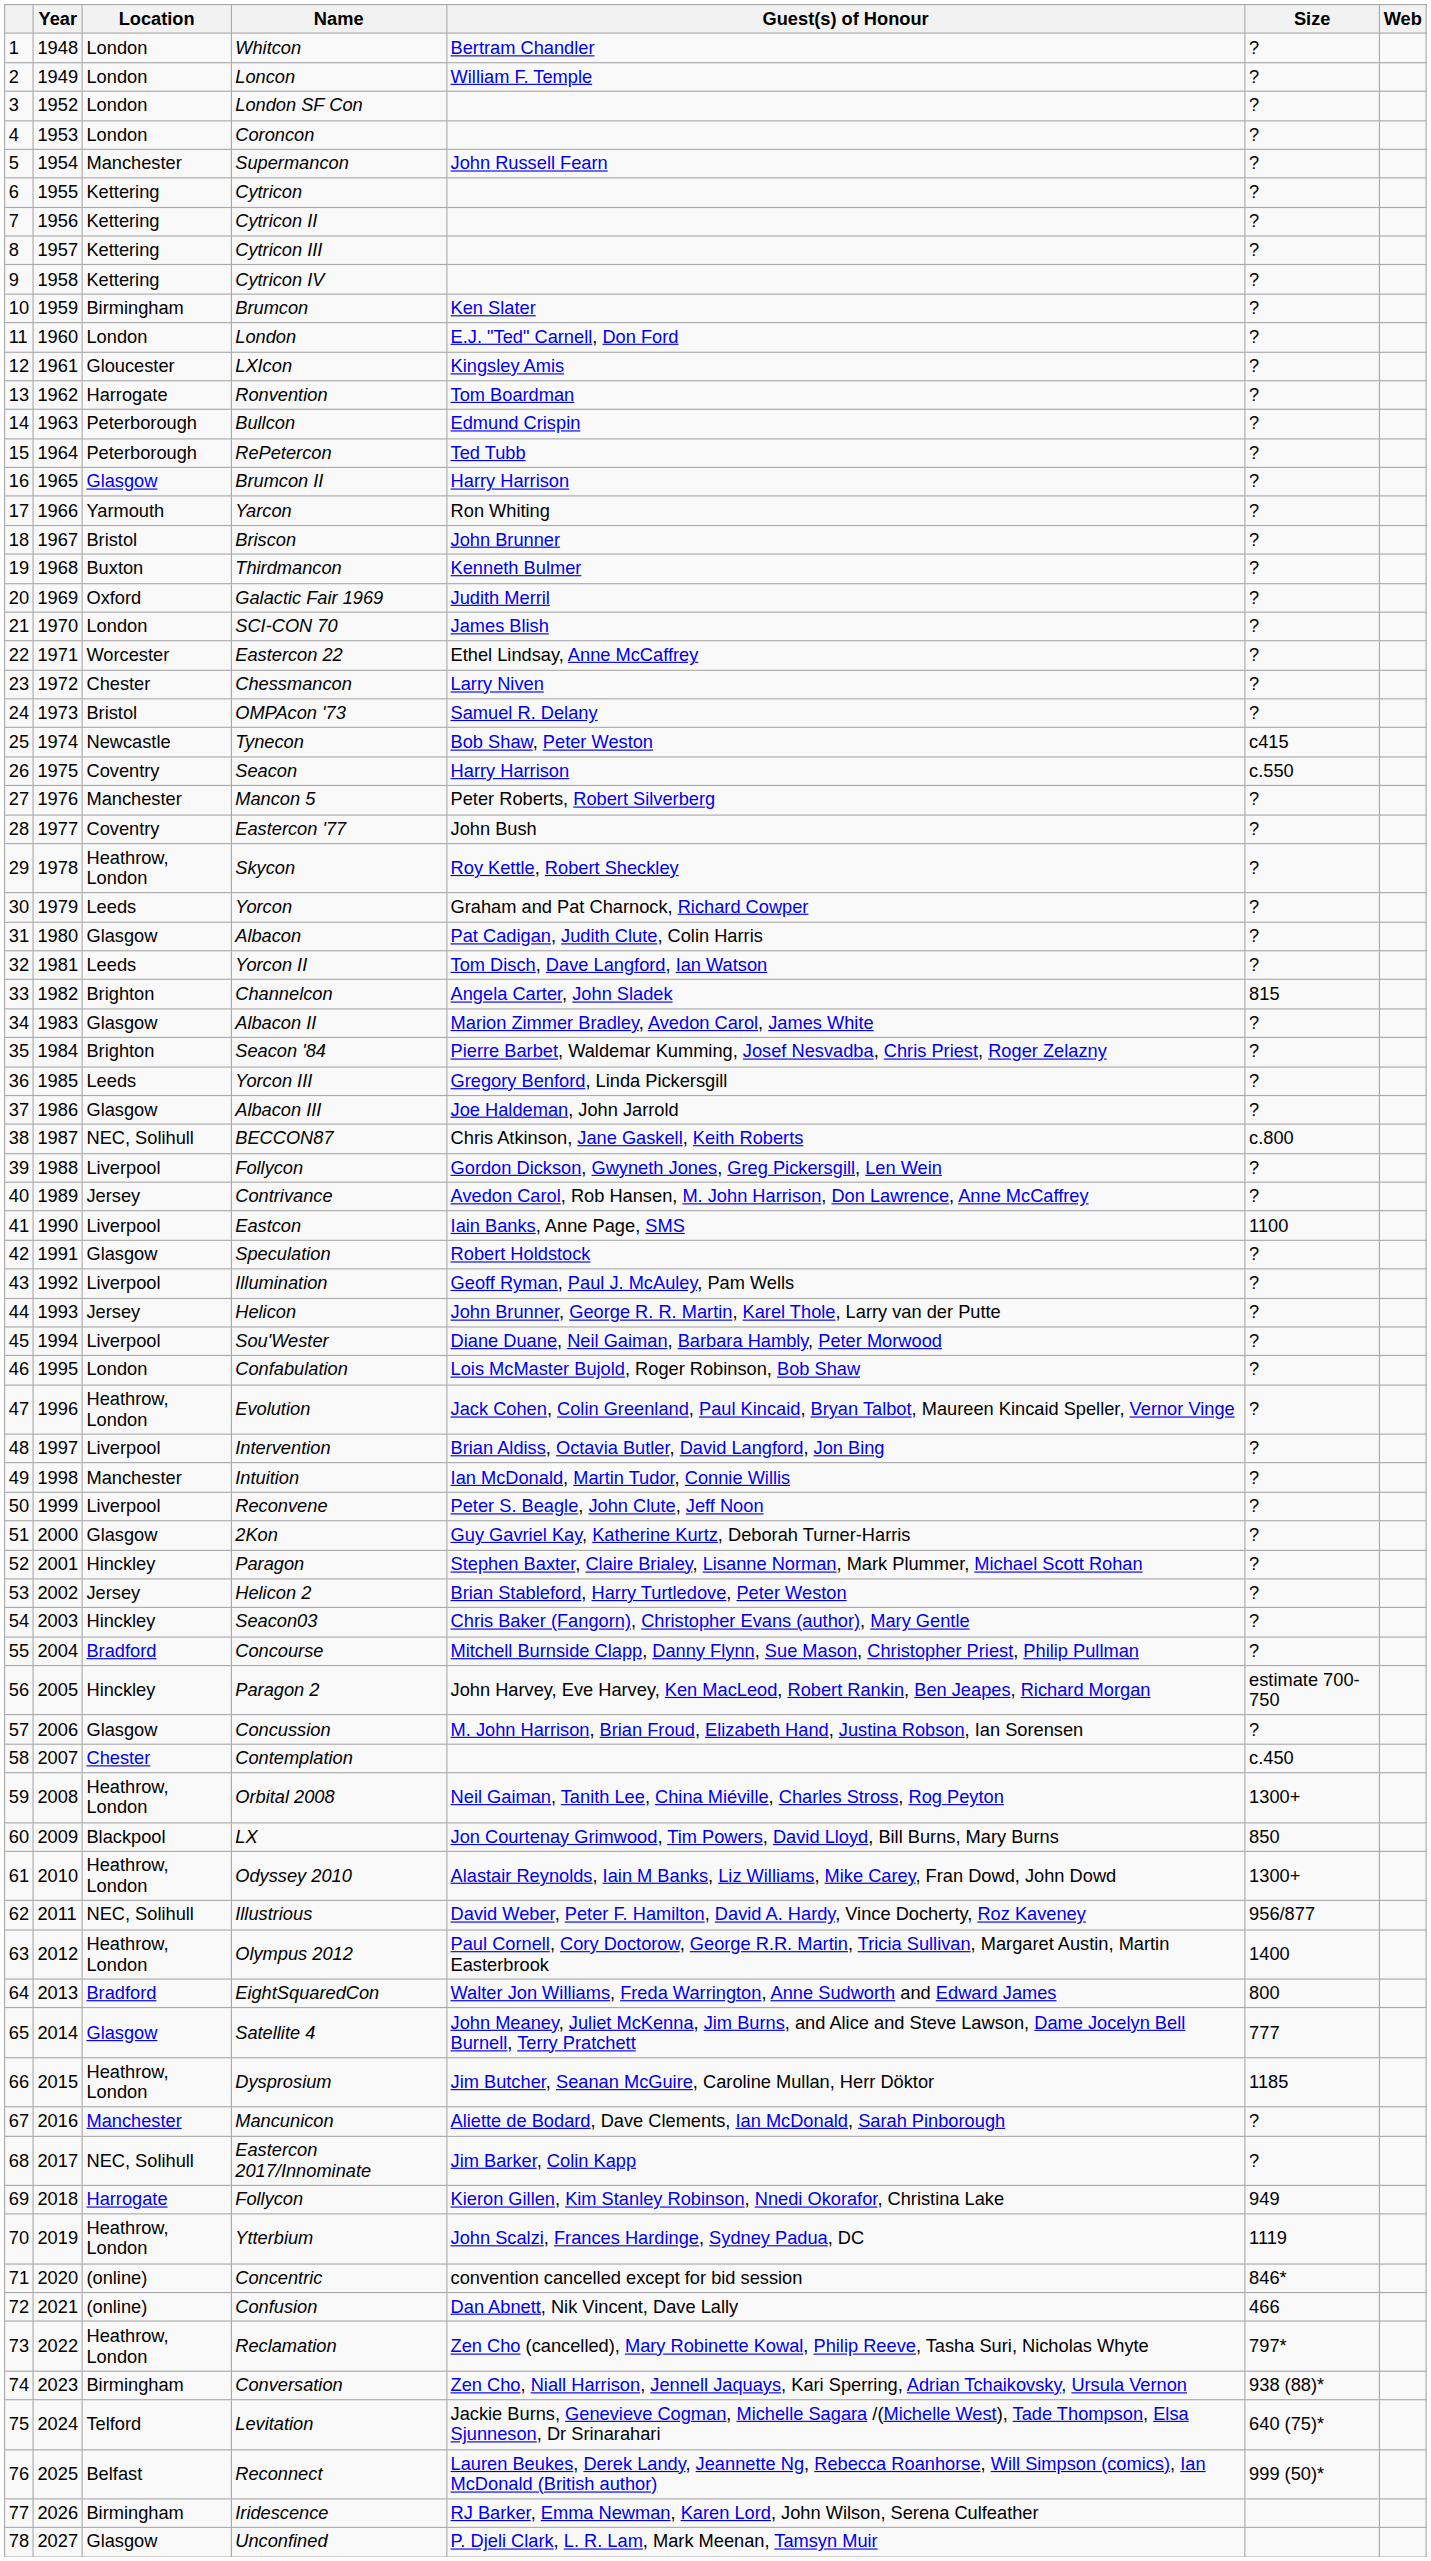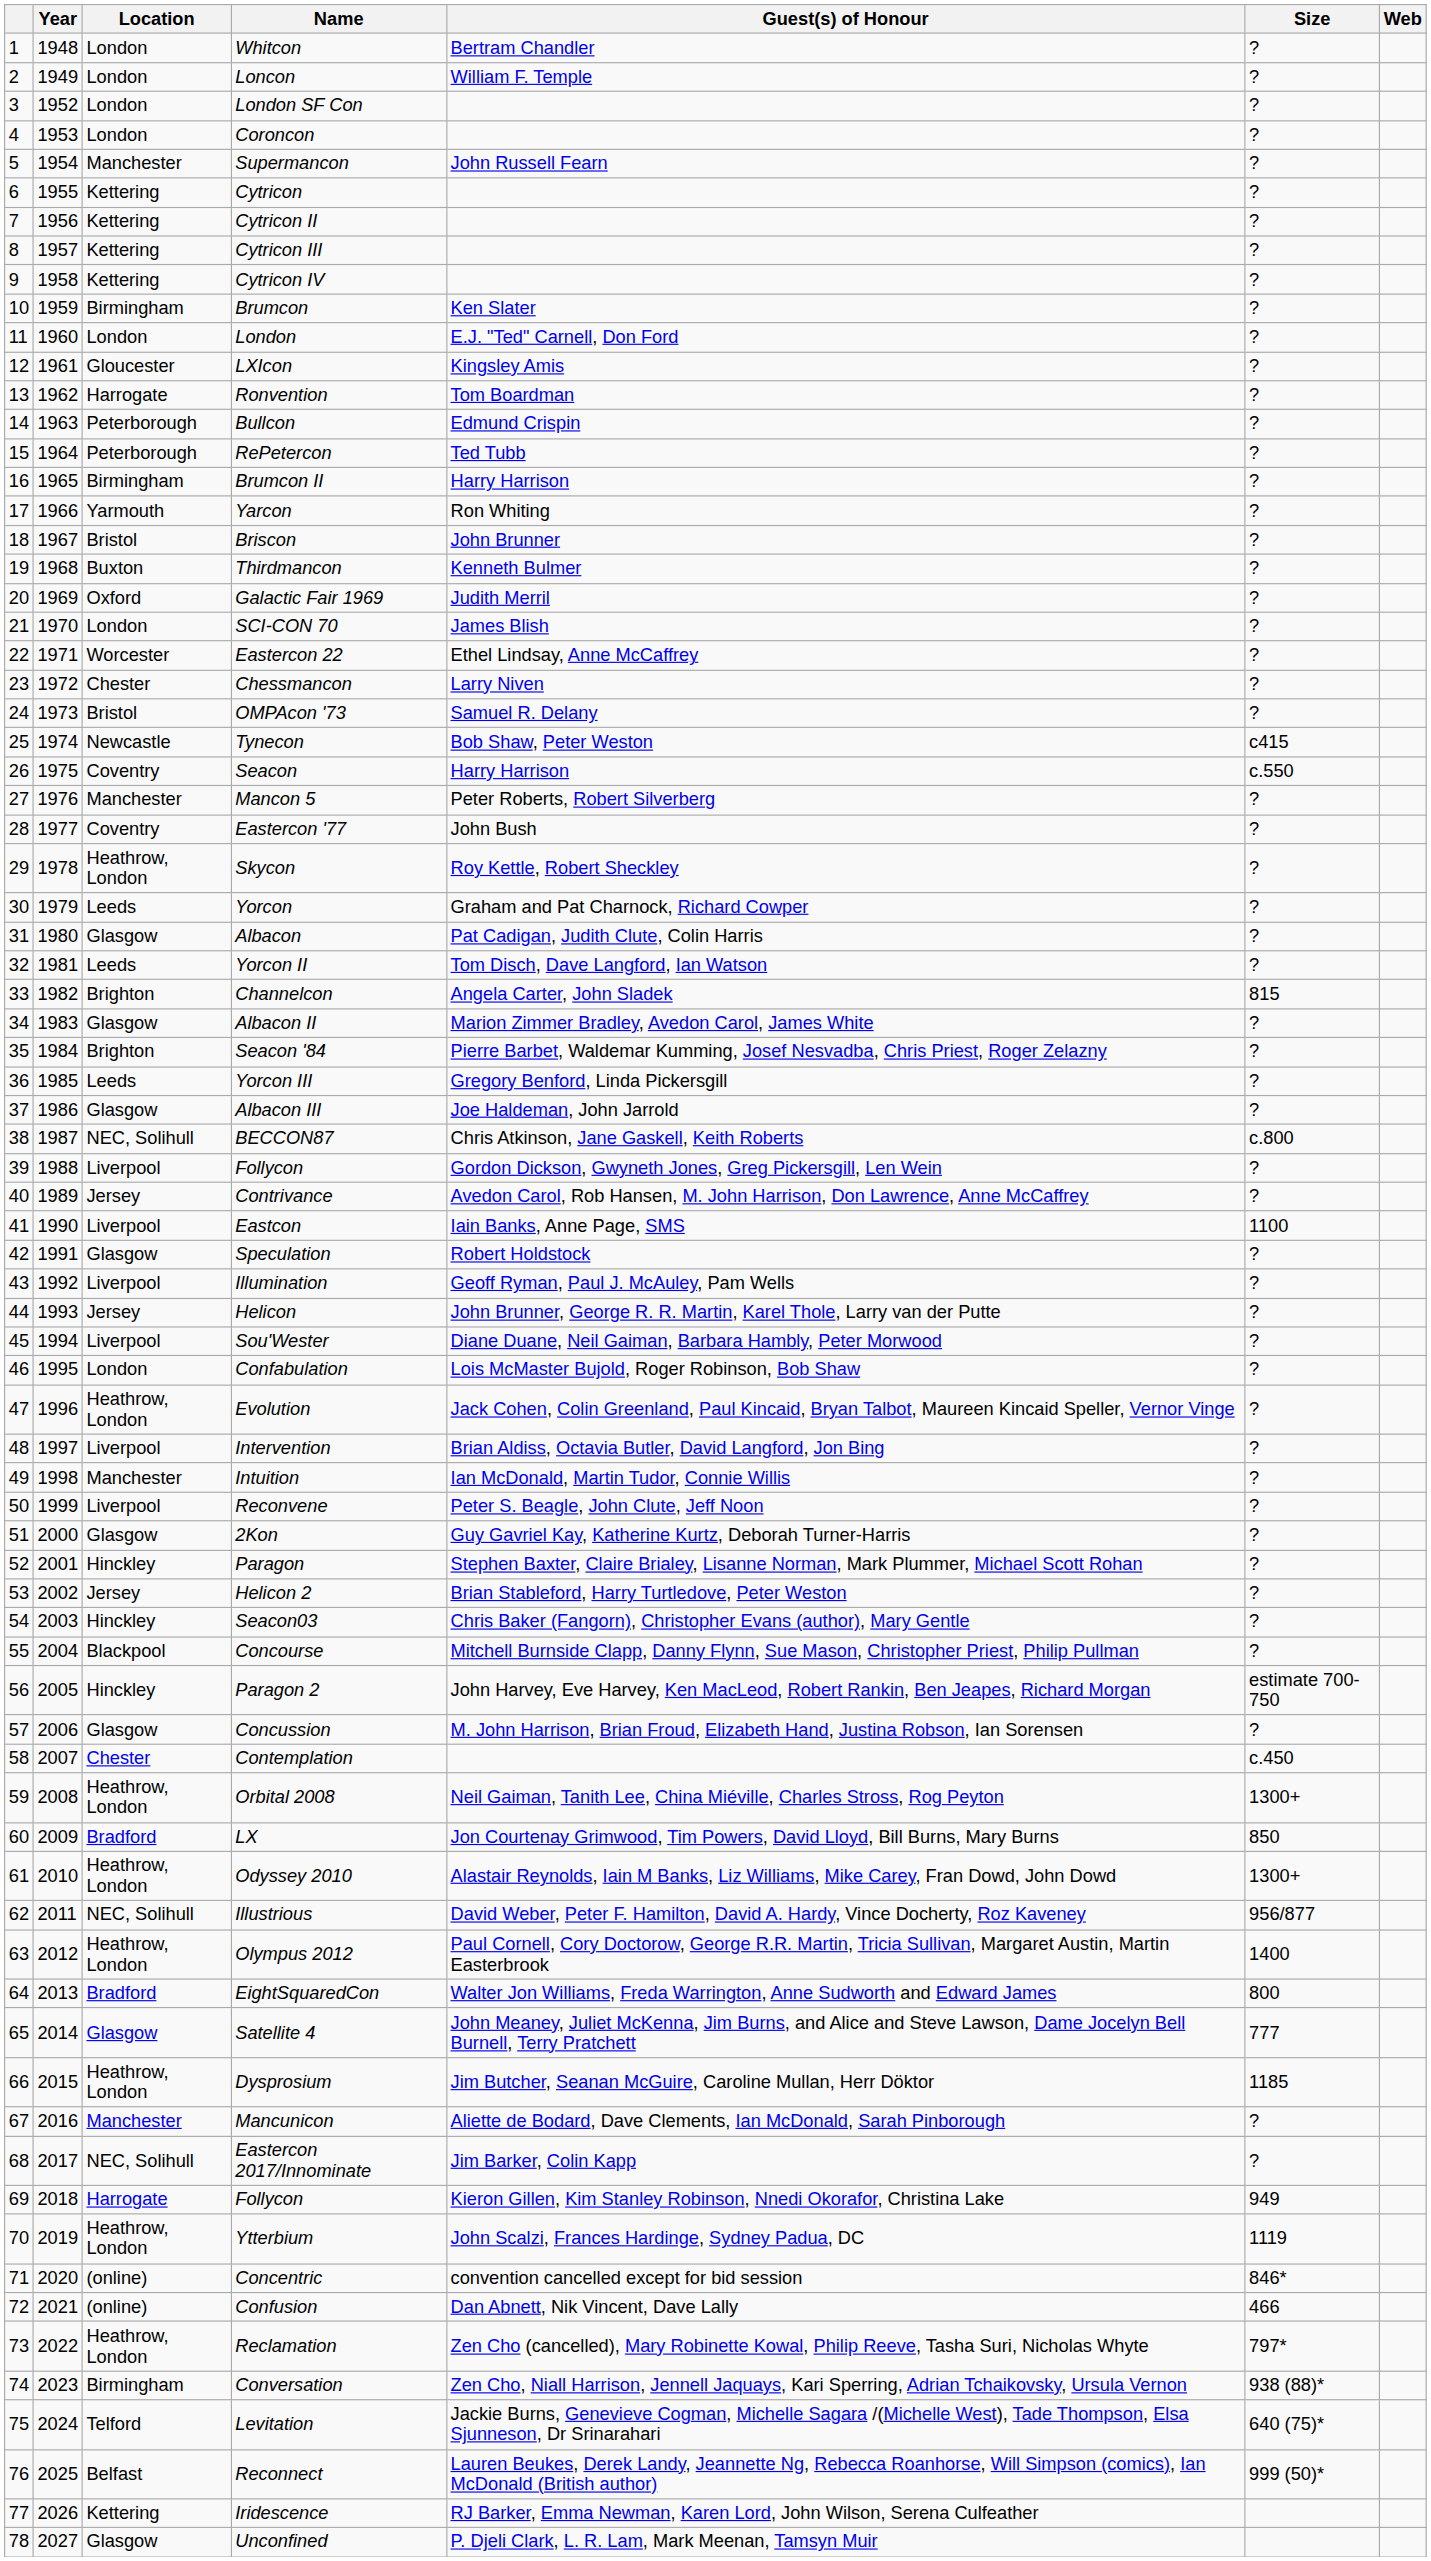(122, 481) Glasgow -> (135, 481) Birmingham
(121, 1651) Bradford -> (126, 1651) Blackpool
(126, 1836) Blackpool -> (121, 1836) Bradford
(135, 2513) Birmingham -> (123, 2513) Kettering
